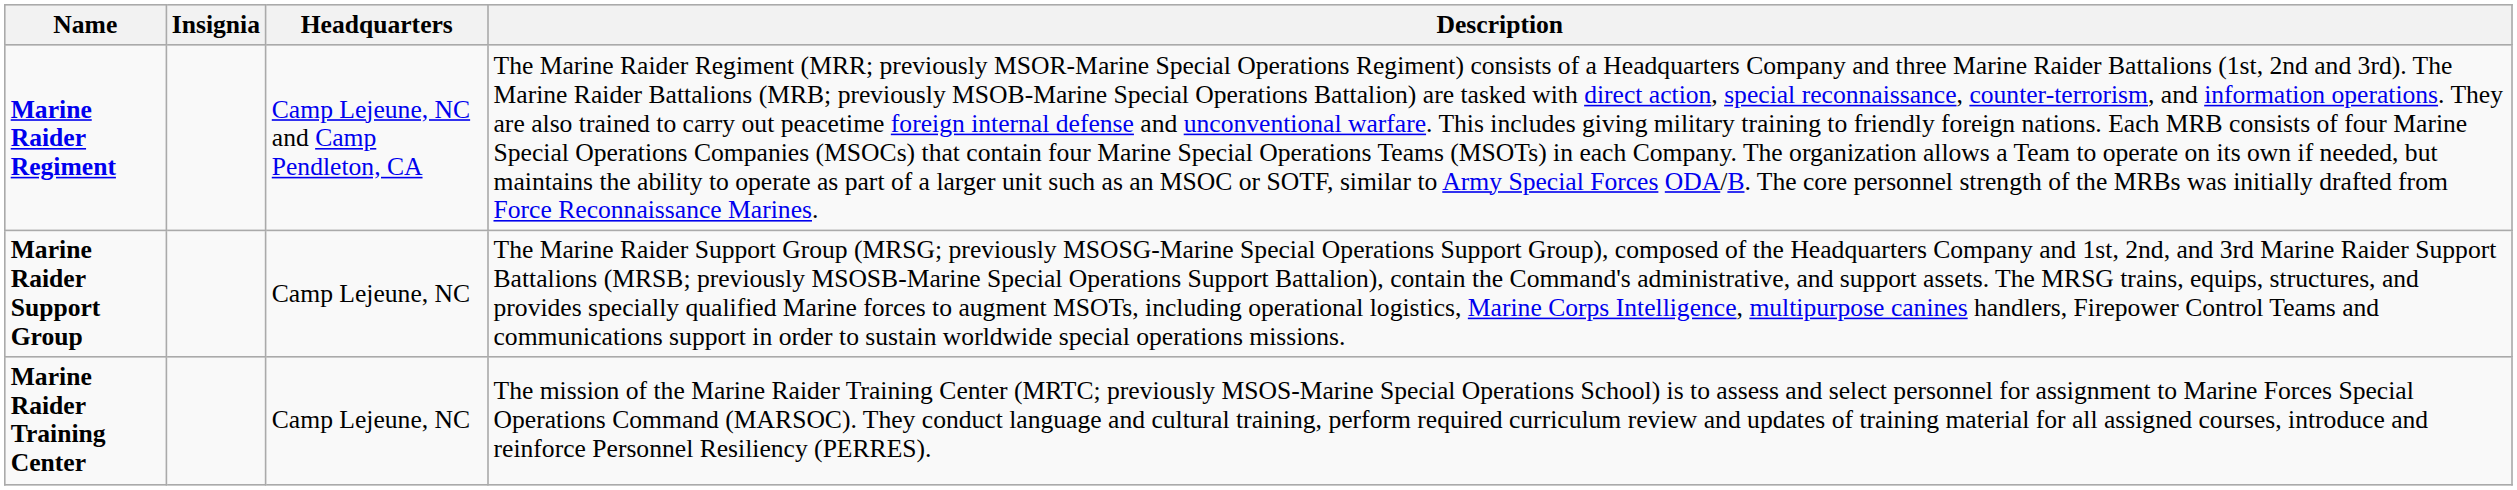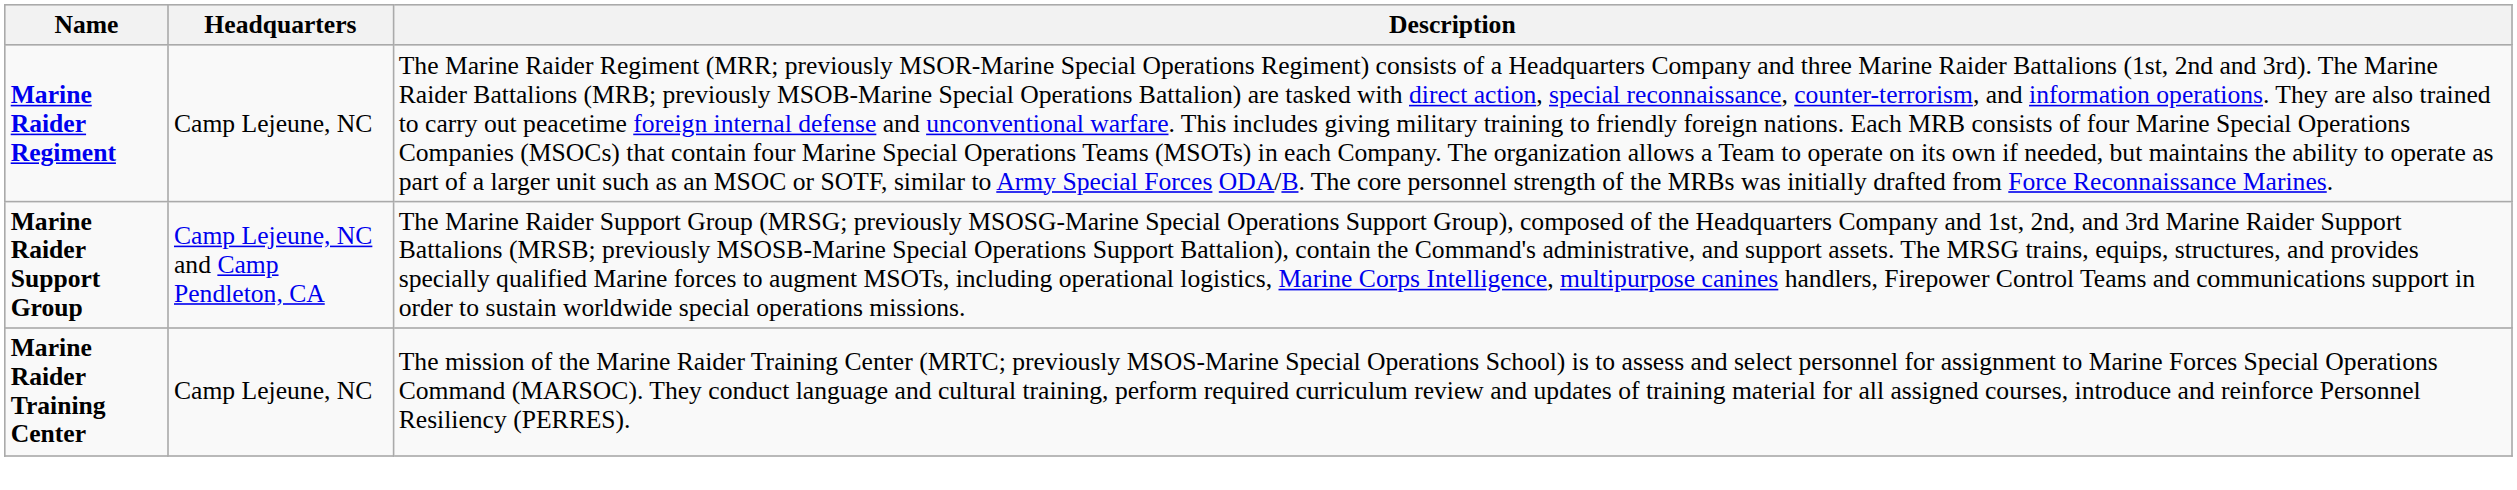- column: (216, 24)
(371, 137) Camp Lejeune, NC and Camp Pendleton, CA -> (273, 123) Camp Lejeune, NC
(371, 293) Camp Lejeune, NC -> (273, 264) Camp Lejeune, NC and Camp Pendleton, CA
